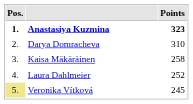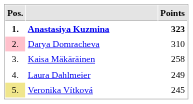(15, 44) no background -> (15, 44) pink background
(178, 74) 252 -> (178, 74) 249
